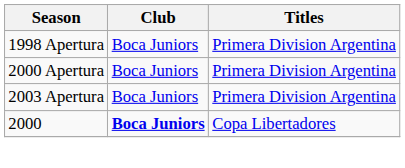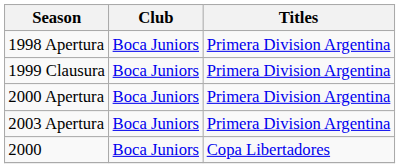+ row: (57, 70)
(158, 123) bold -> (156, 149) normal
